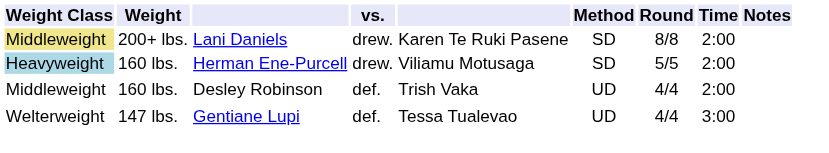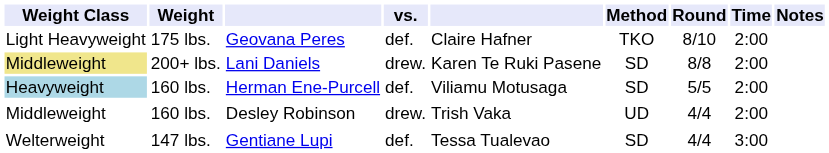+ row: (285, 39)
(373, 63) drew. -> (399, 87) def.
(367, 90) def. -> (406, 114) drew.
(604, 116) UD -> (637, 140) SD
